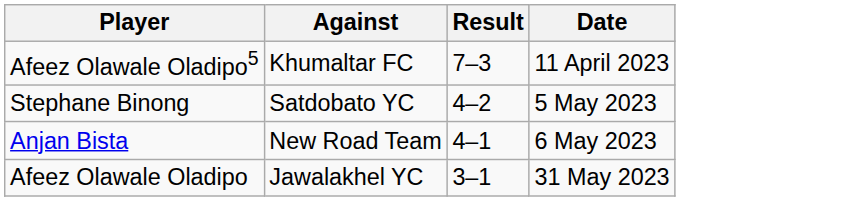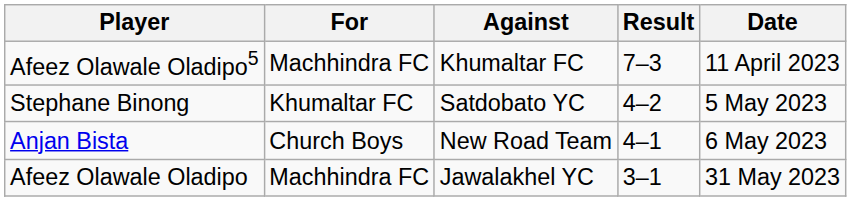+ column: (349, 23)
